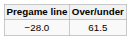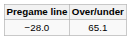(98, 27) 61.5 -> (98, 27) 65.1
